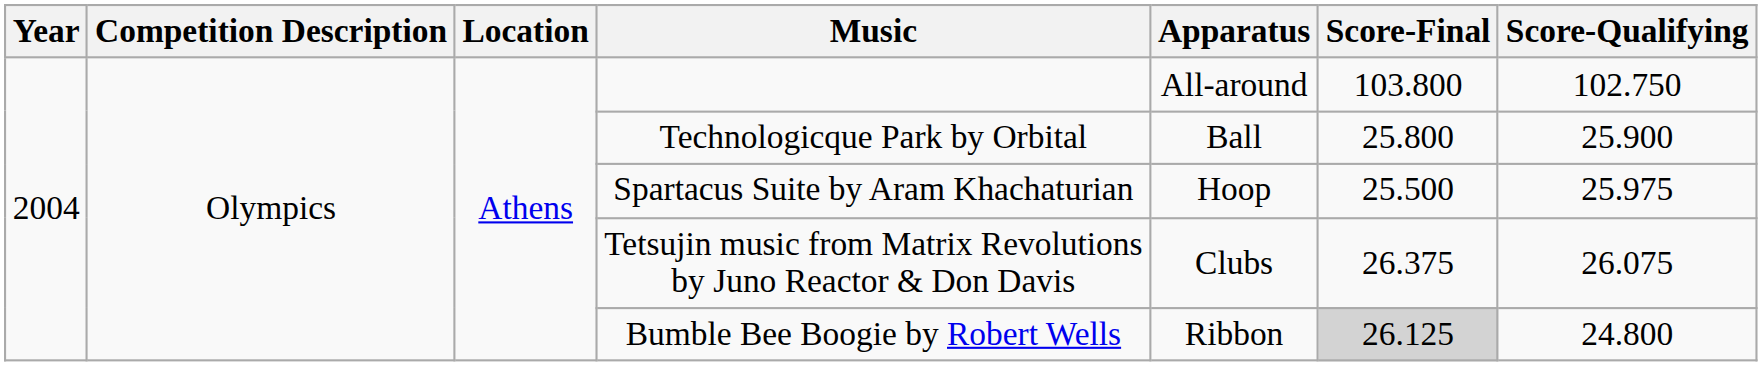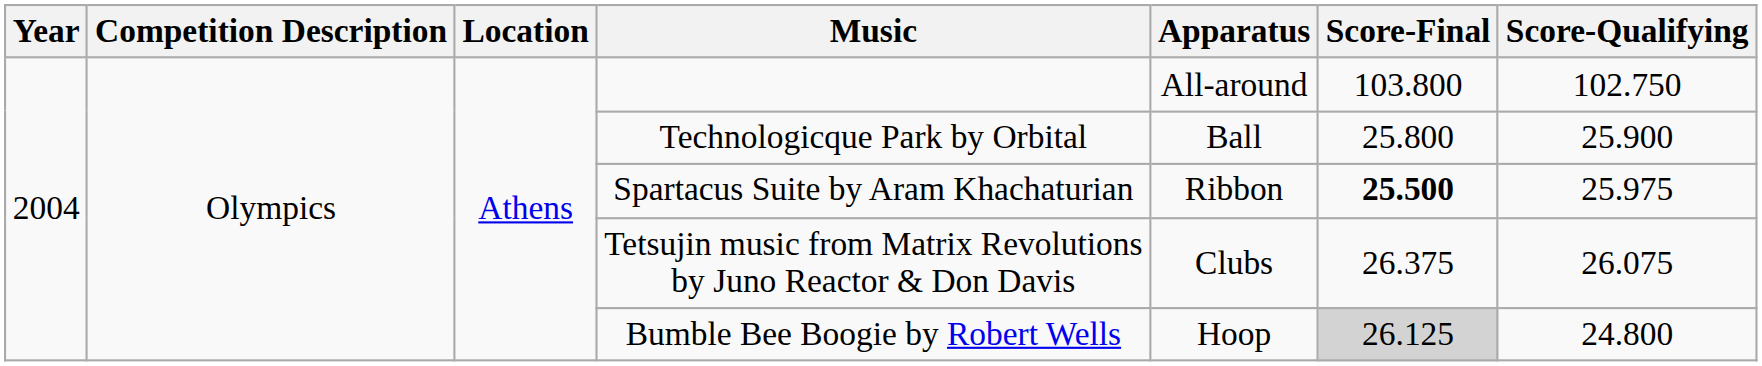(1234, 190) Hoop -> (1234, 190) Ribbon
(1408, 190) normal -> (1408, 190) bold
(1234, 333) Ribbon -> (1234, 333) Hoop
